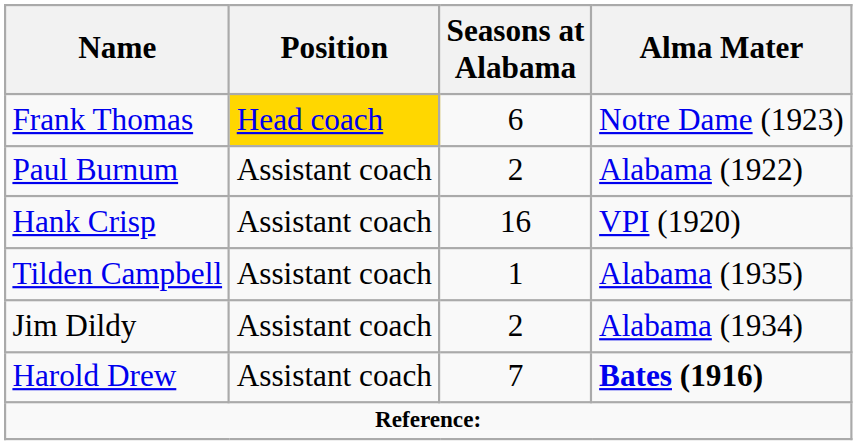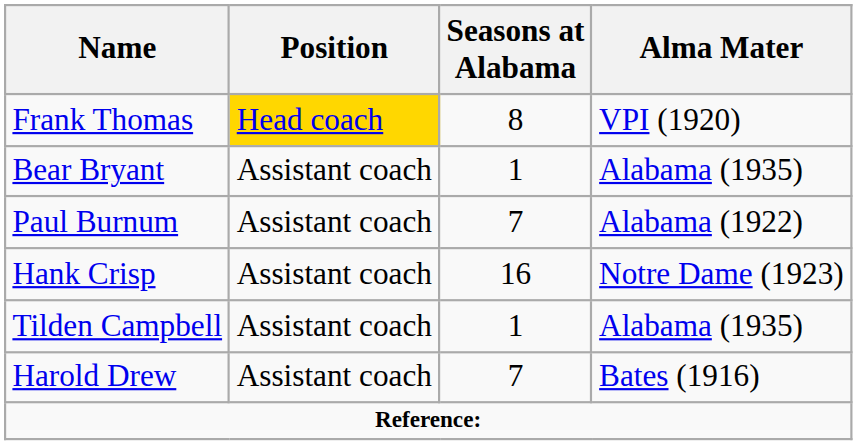(515, 119) 6 -> (515, 119) 8
(721, 119) Notre Dame (1923) -> (670, 119) VPI (1920)
+ row: (88, 170)
(515, 170) 2 -> (515, 222) 7
(670, 222) VPI (1920) -> (721, 273) Notre Dame (1923)
- row: (74, 325)
(681, 376) bold -> (679, 376) normal
